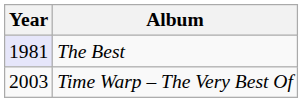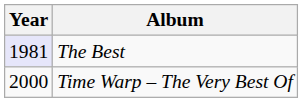(29, 81) 2003 -> (29, 81) 2000
